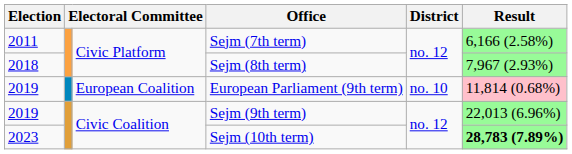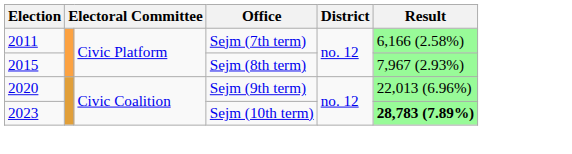(23, 64) 2018 -> (23, 64) 2015
- row: (306, 88)
(23, 112) 2019 -> (23, 88) 2020
